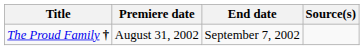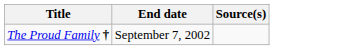- column: (157, 14)
